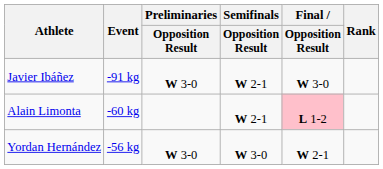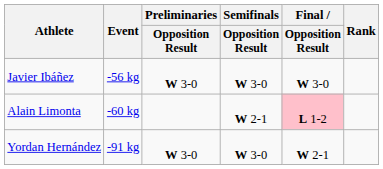(123, 76) -91 kg -> (123, 76) -56 kg
(251, 84) W 2-1 -> (251, 84) W 3-0
(123, 147) -56 kg -> (123, 147) -91 kg
